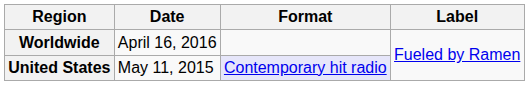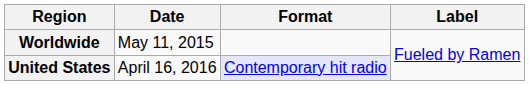(167, 42) April 16, 2016 -> (166, 42) May 11, 2015
(166, 67) May 11, 2015 -> (167, 67) April 16, 2016
